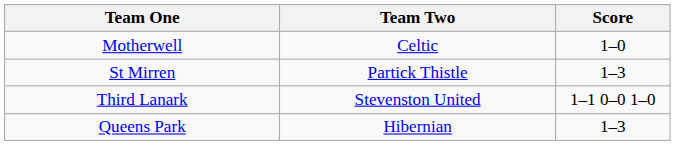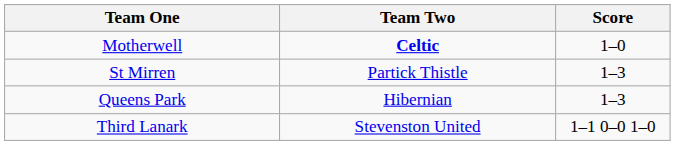(418, 45) normal -> (418, 45) bold
rows swapped: (142, 126) <-> (142, 99)
